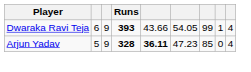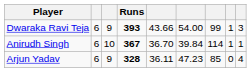(185, 28) 54.05 -> (191, 28) 54.00
(231, 28) 4 -> (241, 28) 3
+ row: (38, 43)
(96, 43) 5 -> (96, 59) 6
(156, 43) bold -> (161, 59) normal
